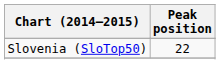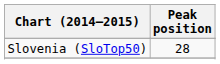(182, 48) 22 -> (182, 48) 28
